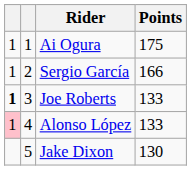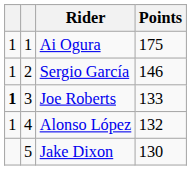(151, 71) 166 -> (151, 71) 146
(12, 125) pink background -> (12, 125) no background
(151, 125) 133 -> (151, 125) 132
